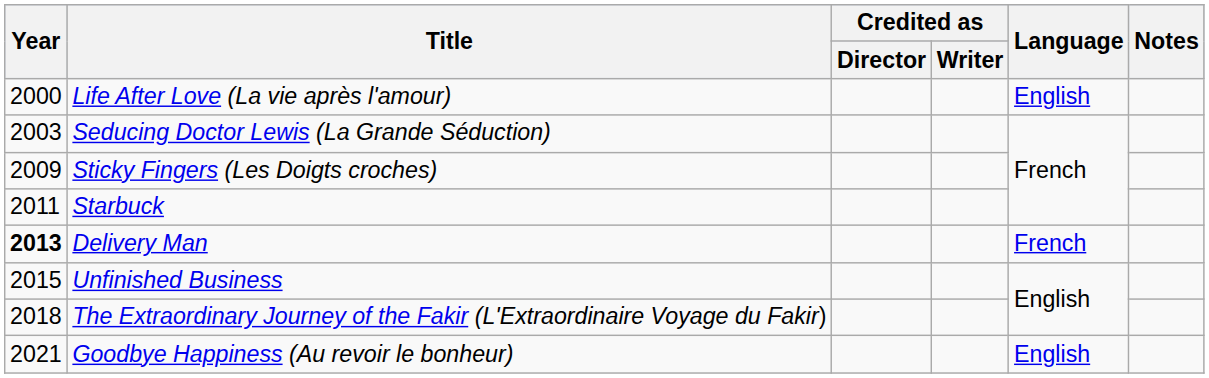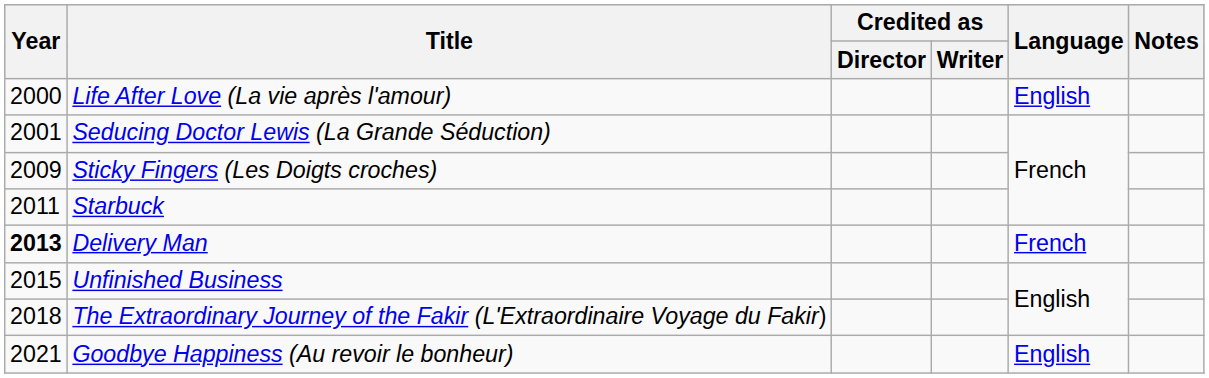(36, 133) 2003 -> (36, 133) 2001
